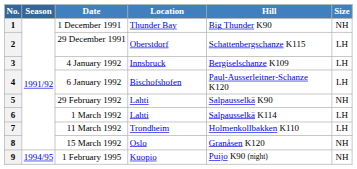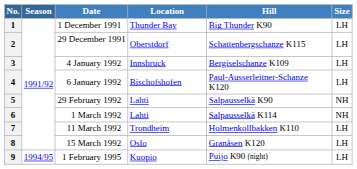(342, 25) NH -> (342, 25) LH
(342, 114) LH -> (342, 114) NH
(342, 142) NH -> (342, 142) LH
(342, 157) NH -> (342, 157) LH
